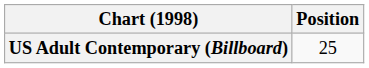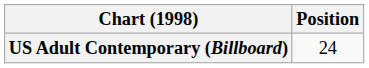(328, 47) 25 -> (328, 47) 24
